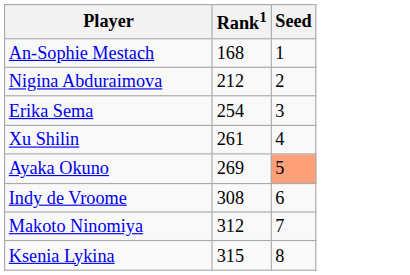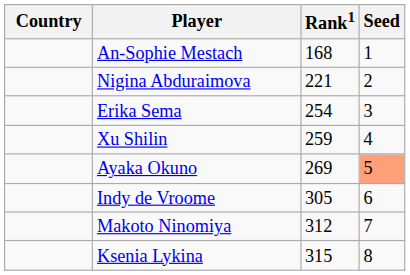+ column: (49, 21)
(230, 81) 212 -> (319, 81) 221
(230, 139) 261 -> (319, 139) 259
(230, 197) 308 -> (319, 197) 305
